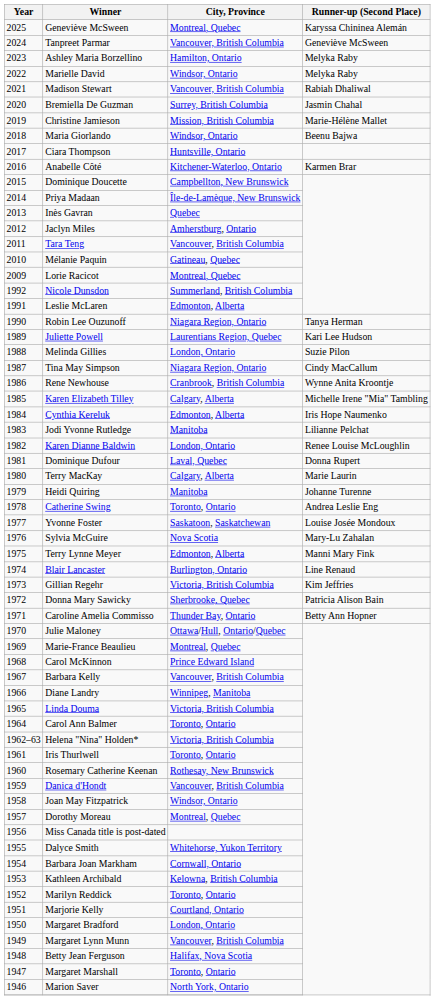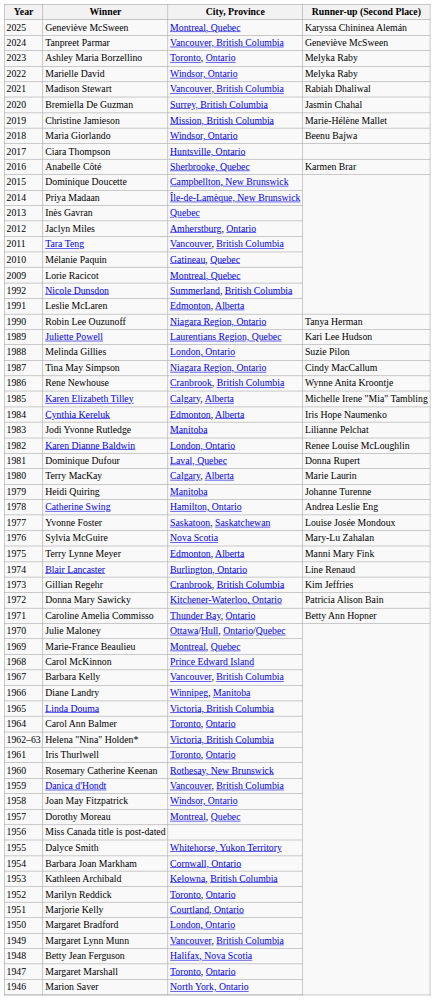(206, 58) Hamilton, Ontario -> (203, 58) Toronto, Ontario
(226, 167) Kitchener-Waterloo, Ontario -> (210, 167) Sherbrooke, Quebec
(203, 507) Toronto, Ontario -> (206, 507) Hamilton, Ontario
(222, 584) Victoria, British Columbia -> (227, 584) Cranbrook, British Columbia
(210, 600) Sherbrooke, Quebec -> (226, 600) Kitchener-Waterloo, Ontario
